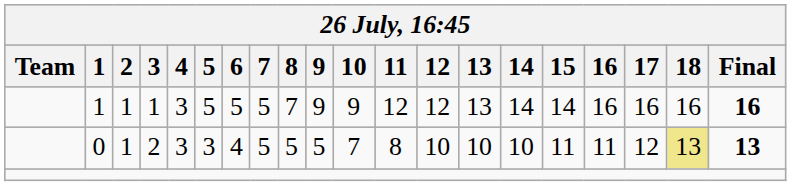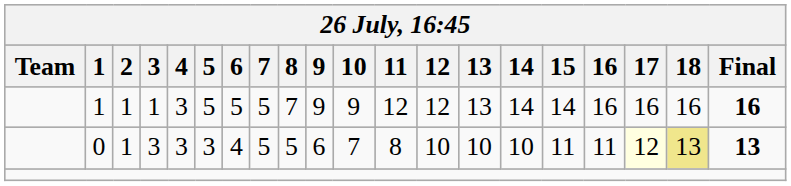(154, 147) 2 -> (154, 147) 3
(319, 147) 5 -> (319, 147) 6
(646, 147) no background -> (646, 147) lightyellow background
